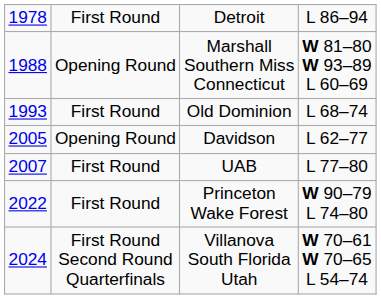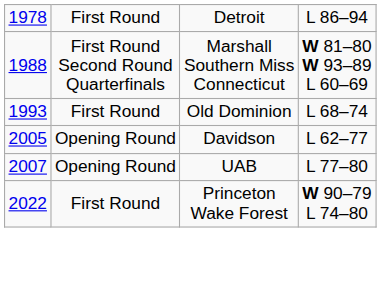(115, 65) Opening Round -> (115, 65) First Round Second Round Quarterfinals
(115, 166) First Round -> (115, 166) Opening Round
- row: (239, 260)
